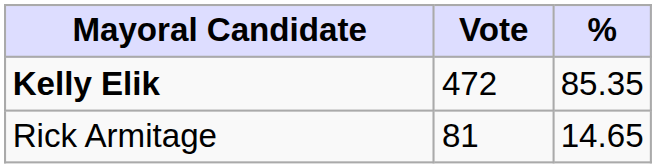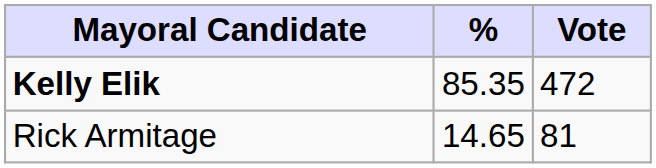columns swapped: (494, 30) <-> (602, 30)
